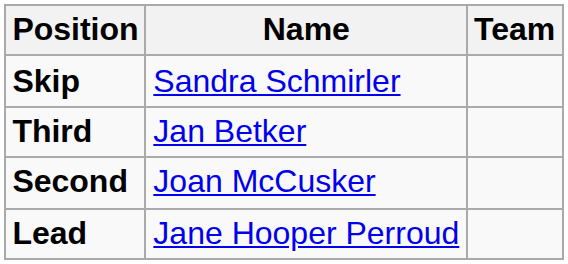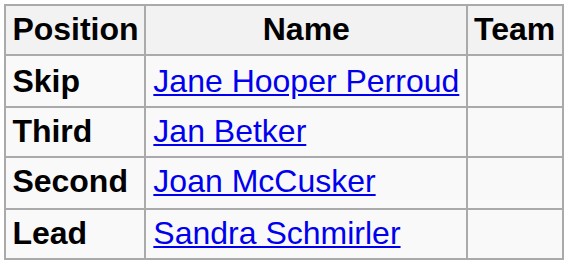(277, 80) Sandra Schmirler -> (306, 80) Jane Hooper Perroud
(306, 232) Jane Hooper Perroud -> (277, 232) Sandra Schmirler
